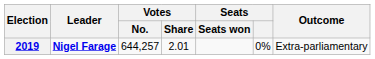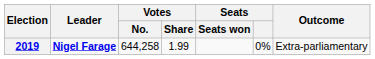(140, 46) 644,257 -> (140, 46) 644,258
(179, 46) 2.01 -> (179, 46) 1.99
